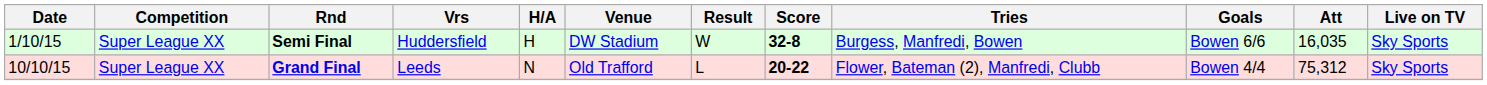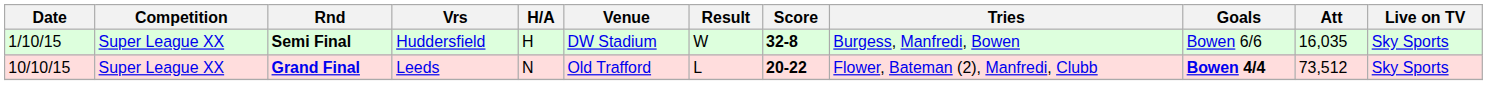(1228, 67) normal -> (1226, 67) bold
(1322, 67) 75,312 -> (1323, 67) 73,512
